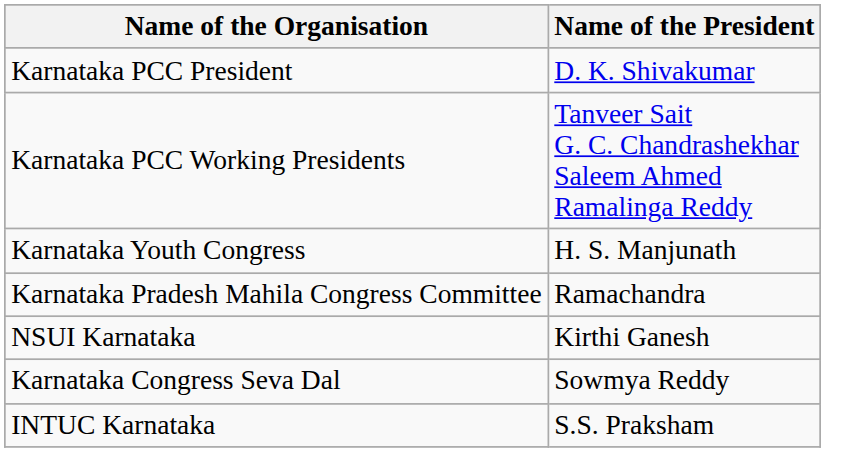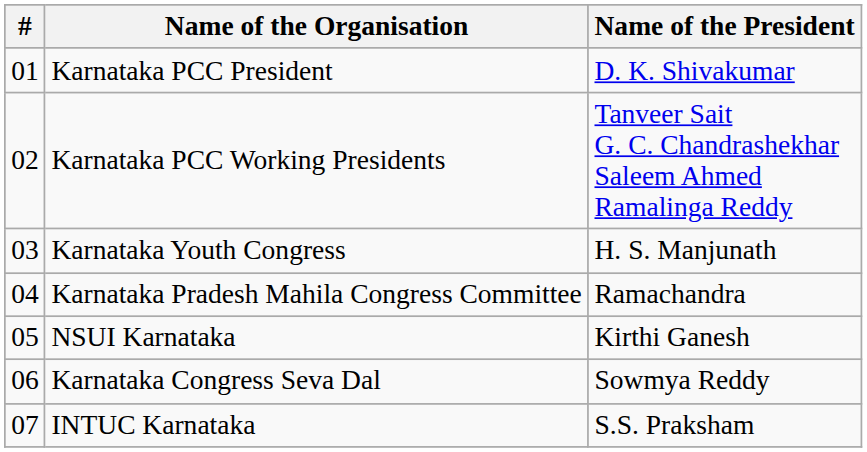+ column: (25, 26)
